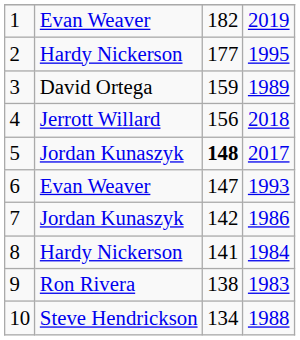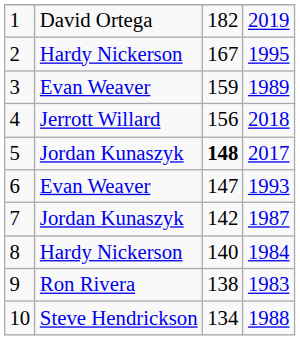(95, 20) Evan Weaver -> (96, 20) David Ortega
(223, 53) 177 -> (223, 53) 167
(96, 86) David Ortega -> (95, 86) Evan Weaver
(269, 218) 1986 -> (269, 218) 1987
(223, 251) 141 -> (223, 251) 140
